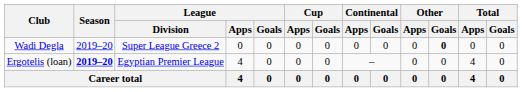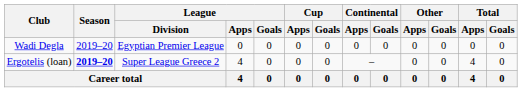(171, 45) Super League Greece 2 -> (171, 45) Egyptian Premier League
(444, 45) bold -> (444, 45) normal
(171, 62) Egyptian Premier League -> (171, 62) Super League Greece 2
